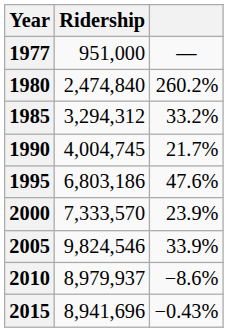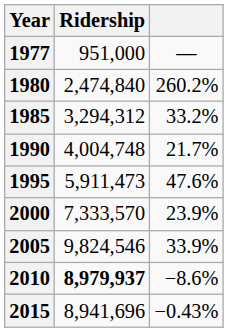(105, 149) 4,004,745 -> (105, 149) 4,004,748
(105, 181) 6,803,186 -> (105, 181) 5,911,473
(105, 278) normal -> (105, 278) bold
